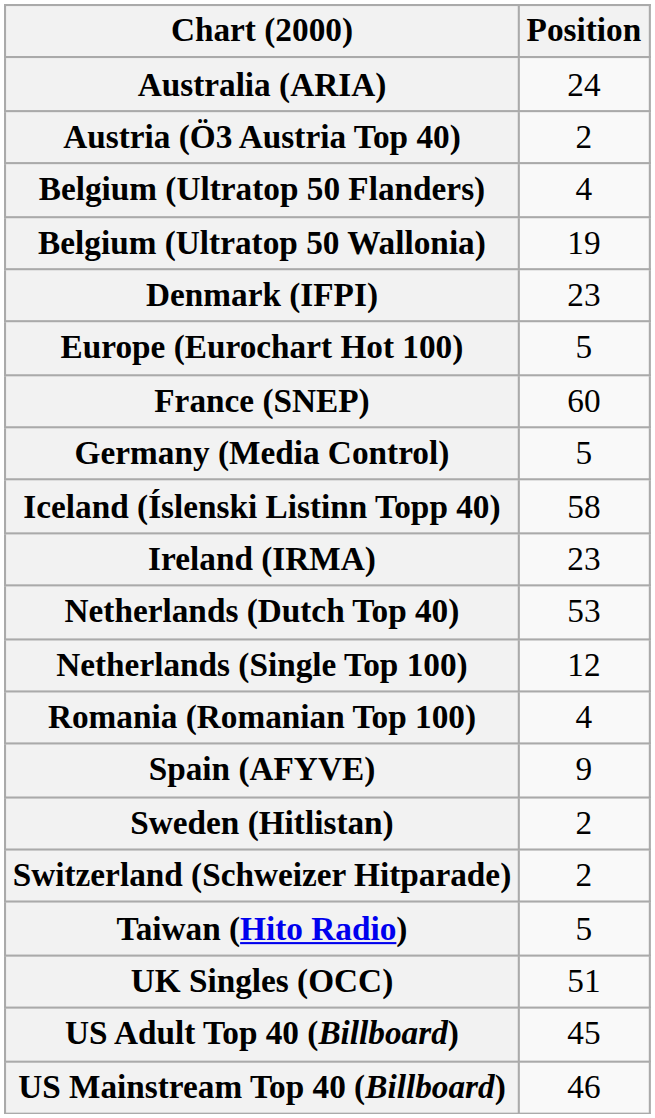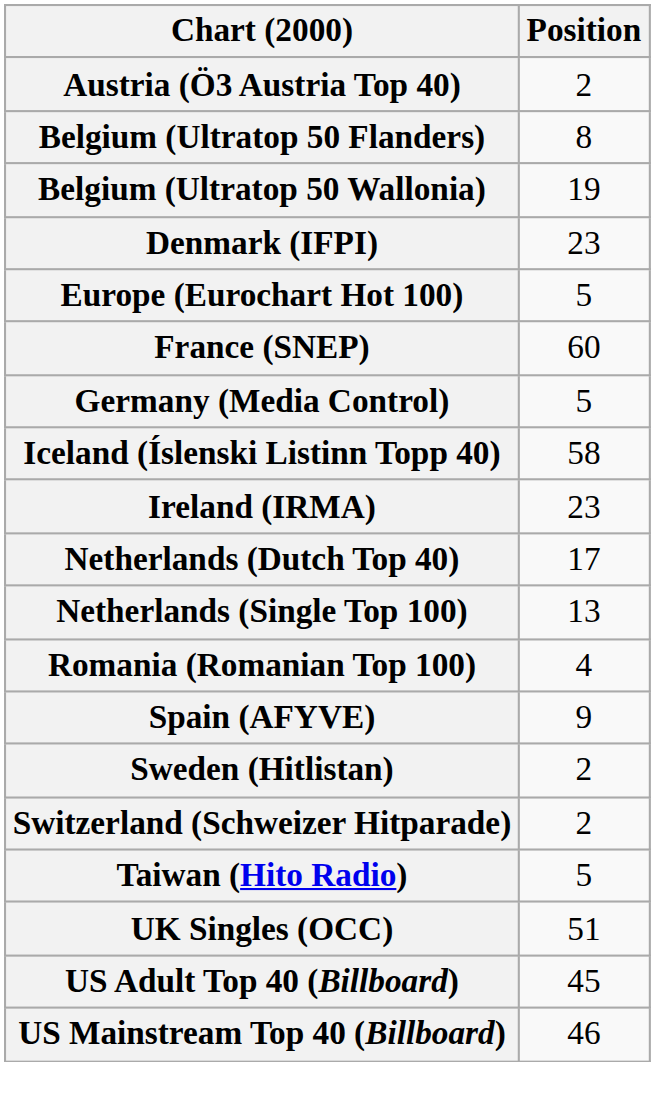- row: (262, 83)
(584, 189) 4 -> (584, 136) 8
(584, 611) 53 -> (584, 558) 17
(584, 664) 12 -> (584, 611) 13
